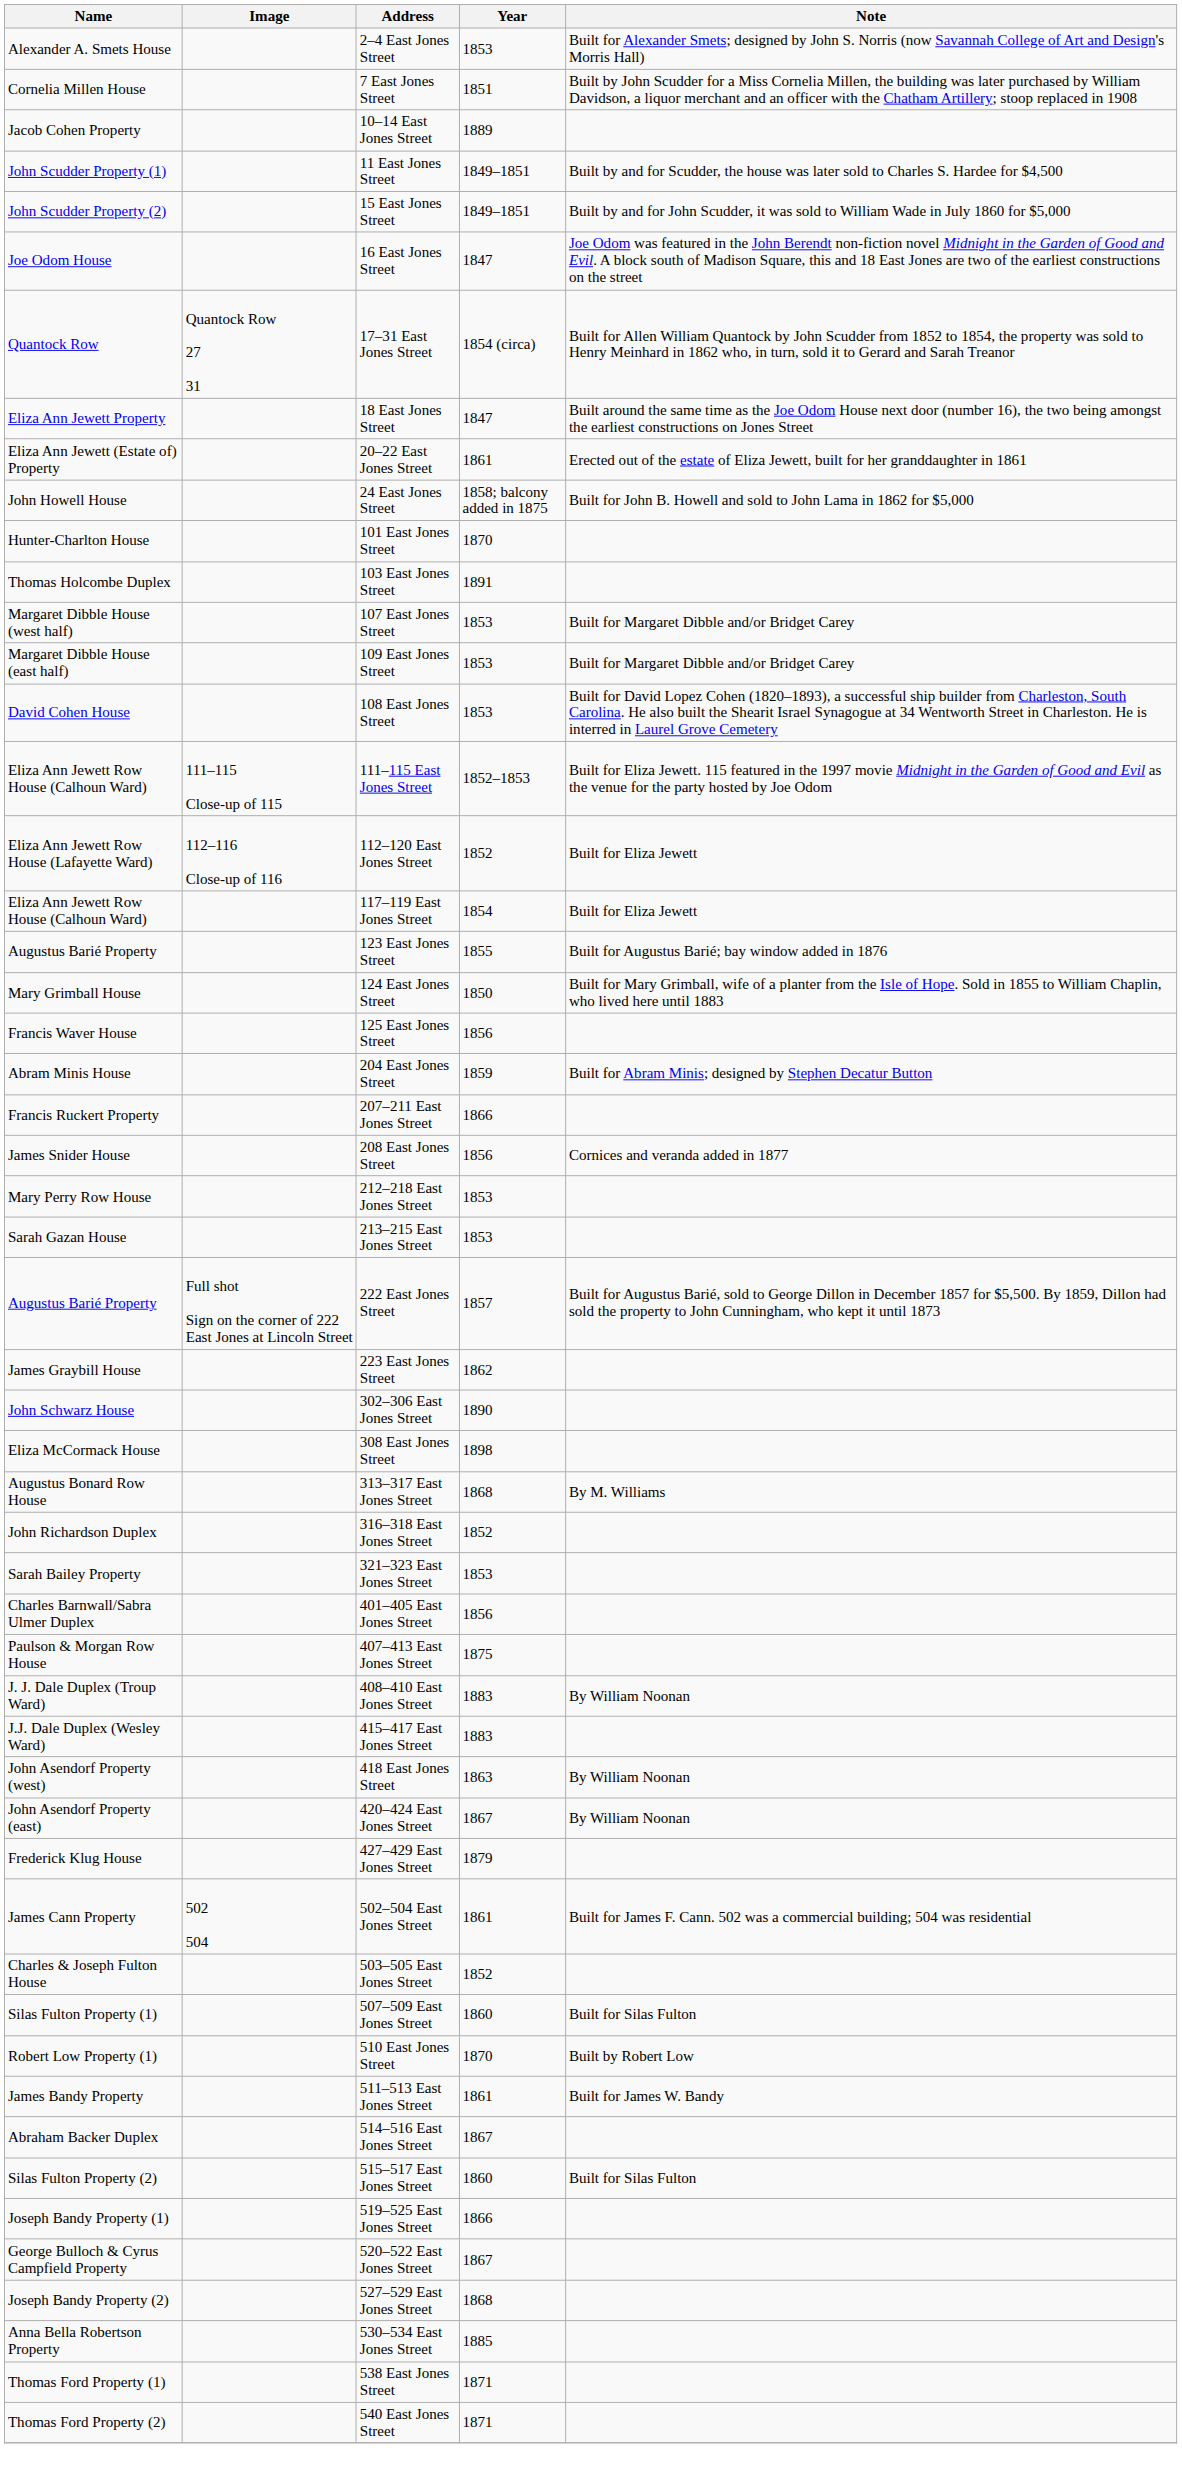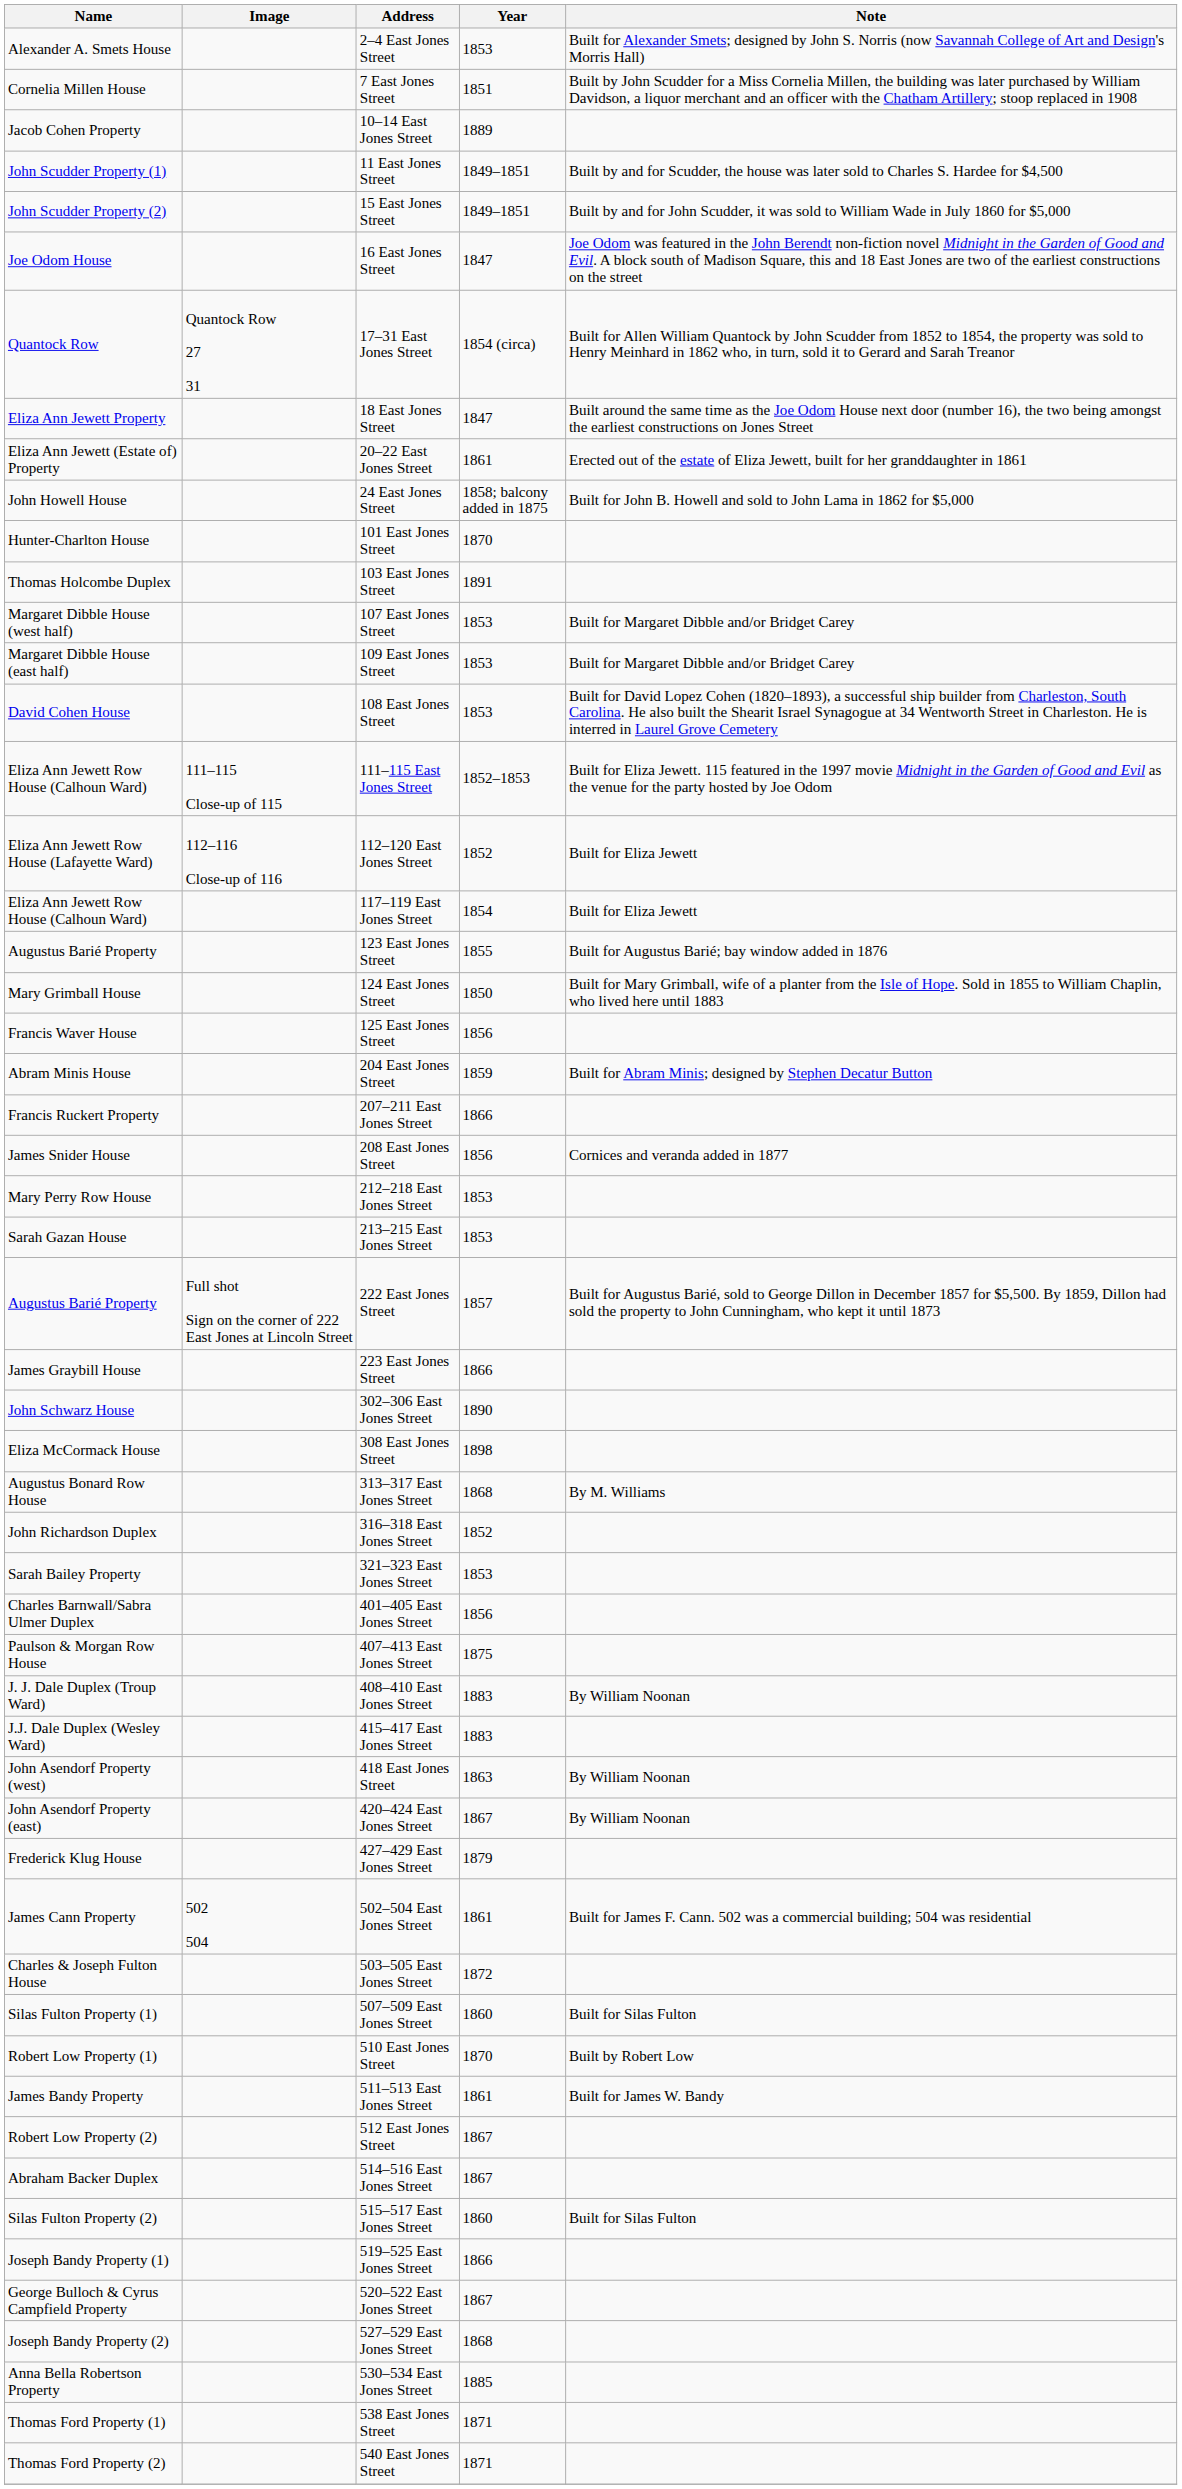(477, 1369) 1862 -> (477, 1369) 1866
(477, 1974) 1852 -> (477, 1974) 1872
+ row: (405, 2137)
